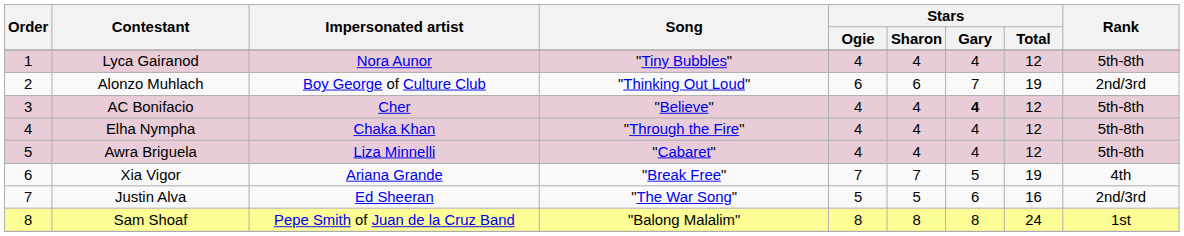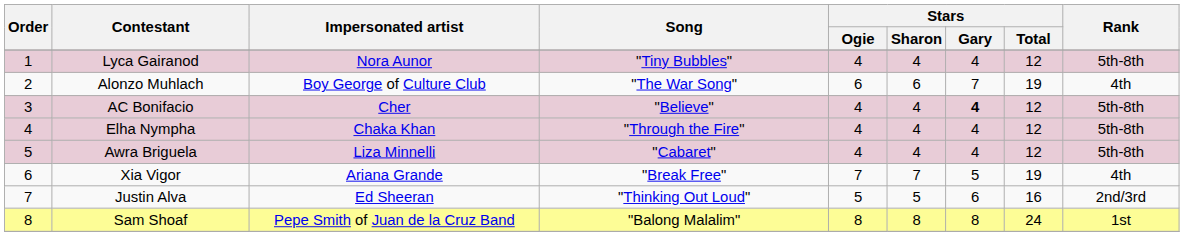(684, 84) "Thinking Out Loud" -> (684, 84) "The War Song"
(1121, 84) 2nd/3rd -> (1121, 84) 4th
(684, 197) "The War Song" -> (684, 197) "Thinking Out Loud"
